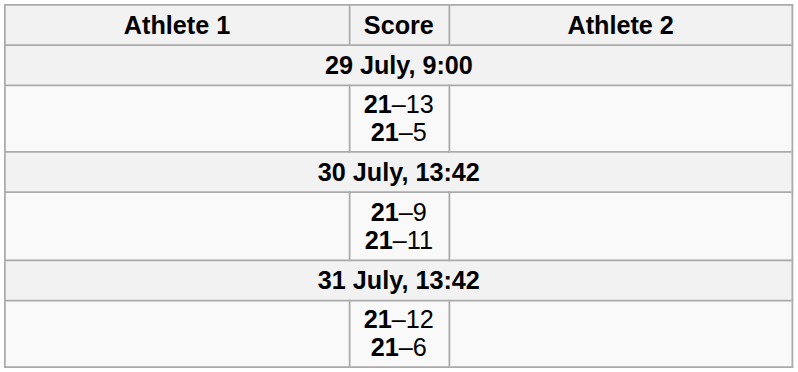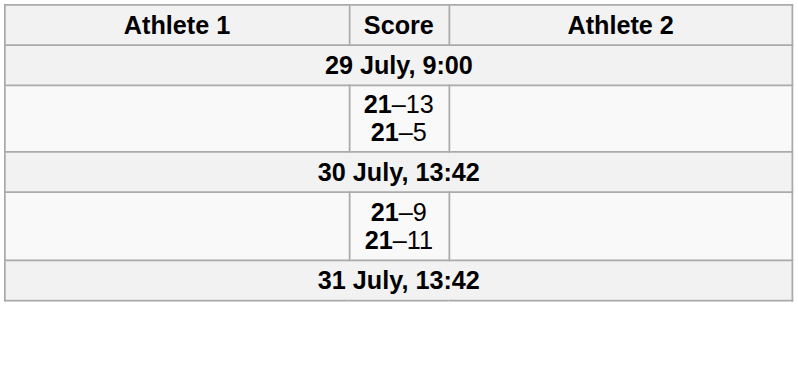- row: (399, 334)
